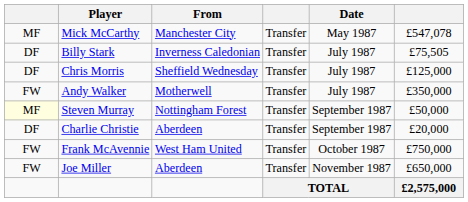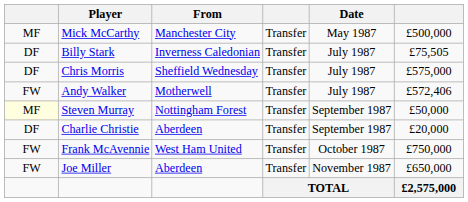(429, 33) £547,078 -> (429, 33) £500,000
(429, 71) £125,000 -> (429, 71) £575,000
(429, 91) £350,000 -> (429, 91) £572,406
